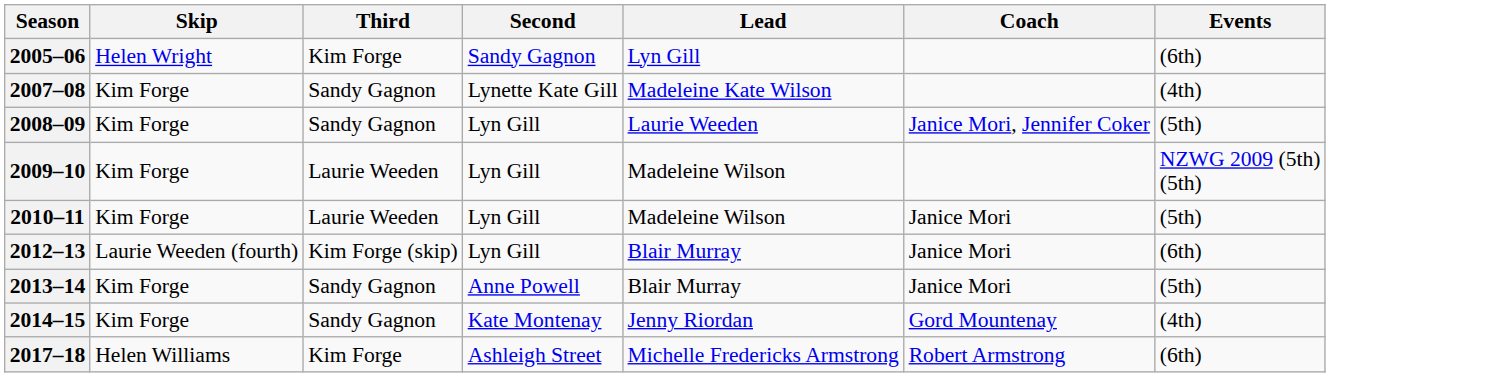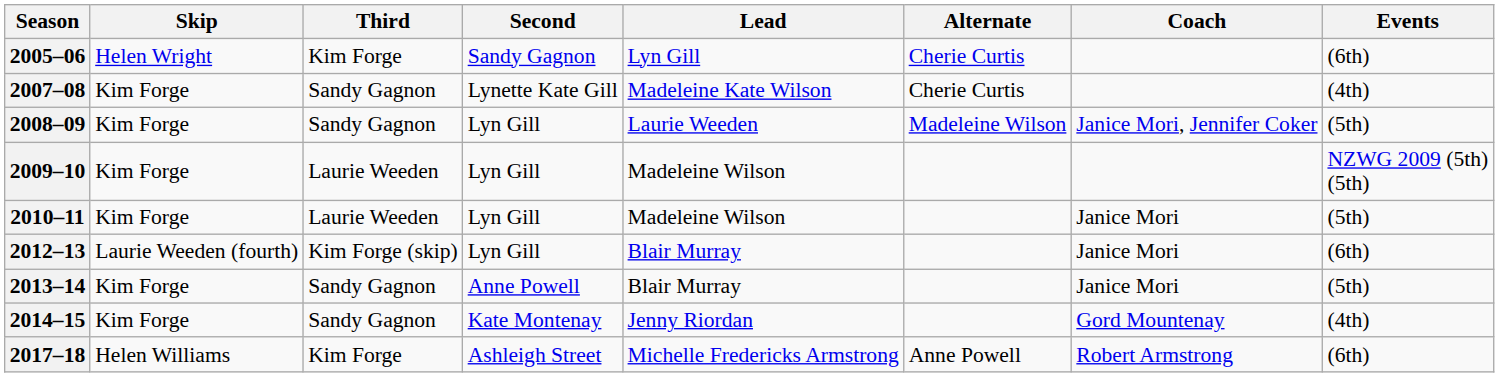+ column: (988, 21)
